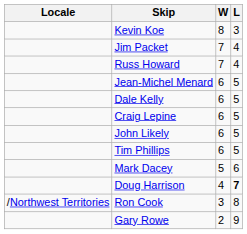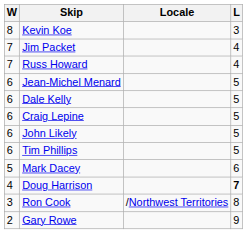columns swapped: (58, 13) <-> (223, 13)
